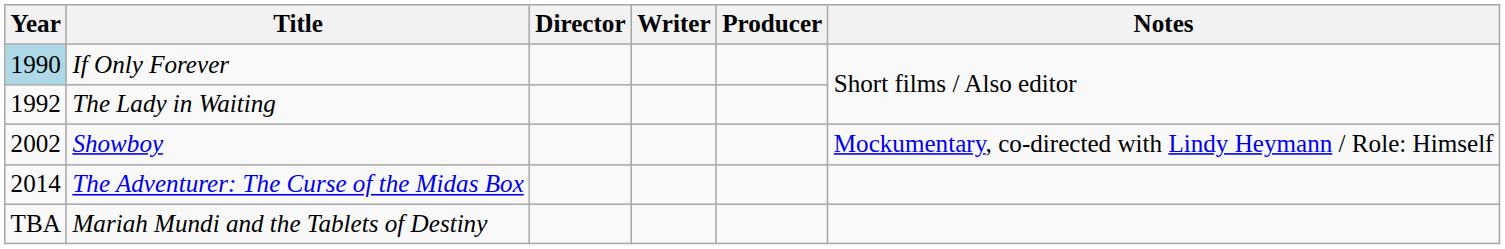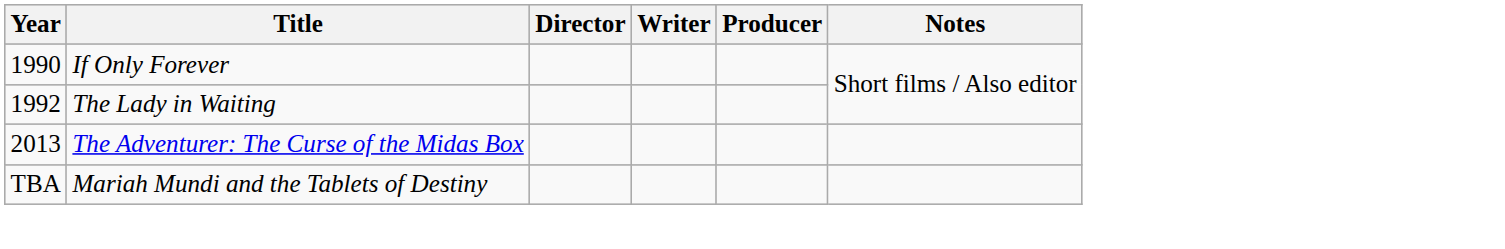(36, 64) lightblue background -> (36, 64) no background
- row: (118, 143)
(36, 183) 2014 -> (36, 143) 2013
